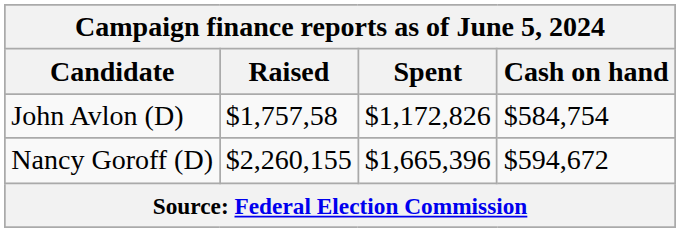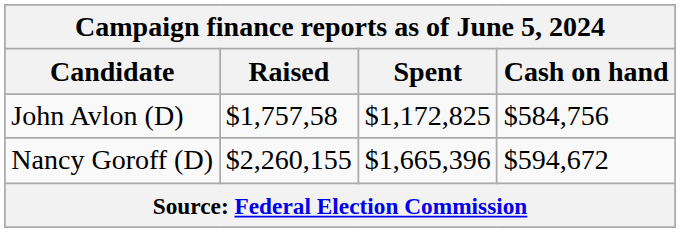(428, 115) $1,172,826 -> (428, 115) $1,172,825
(556, 115) $584,754 -> (556, 115) $584,756
